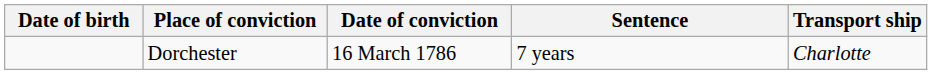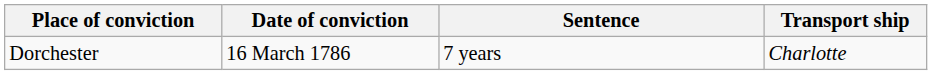- column: (74, 20)
